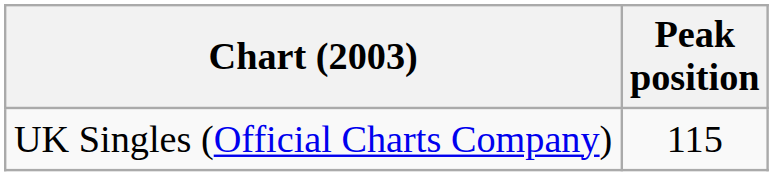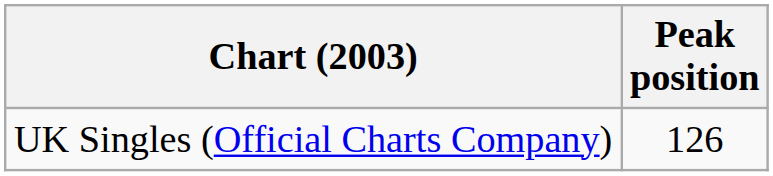(695, 138) 115 -> (695, 138) 126
